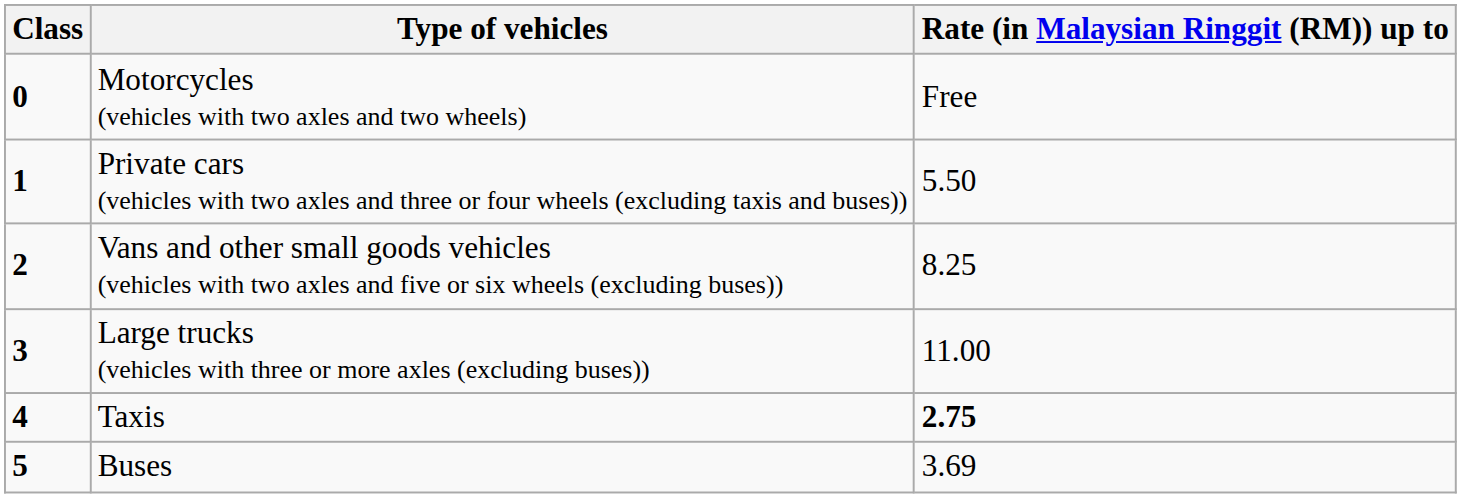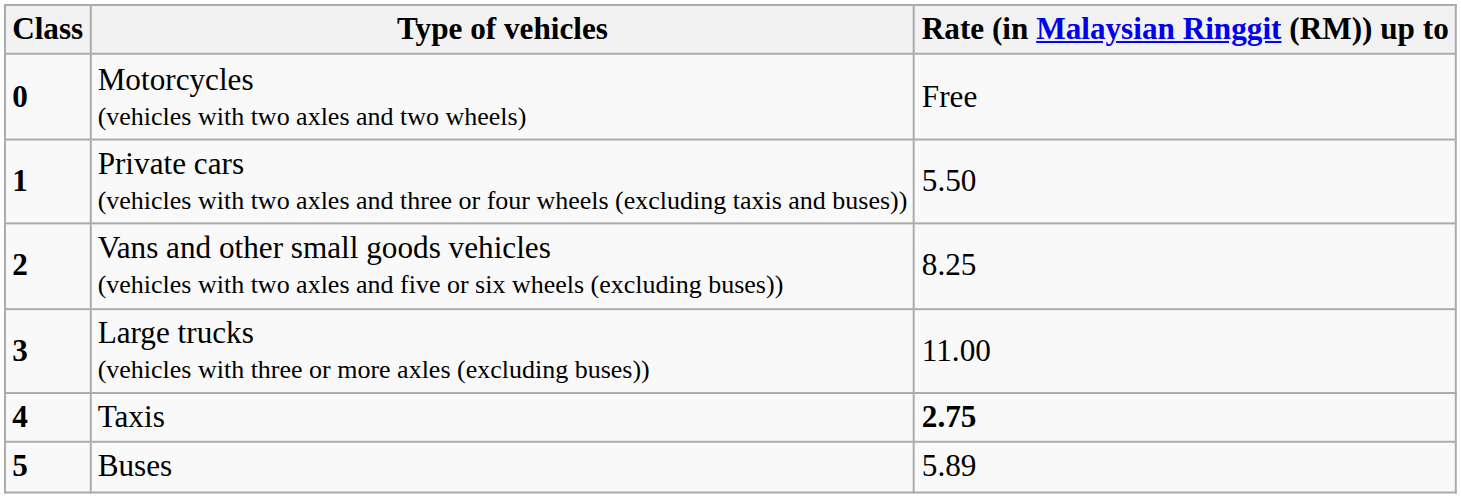(949, 466) 3.69 -> (949, 466) 5.89
